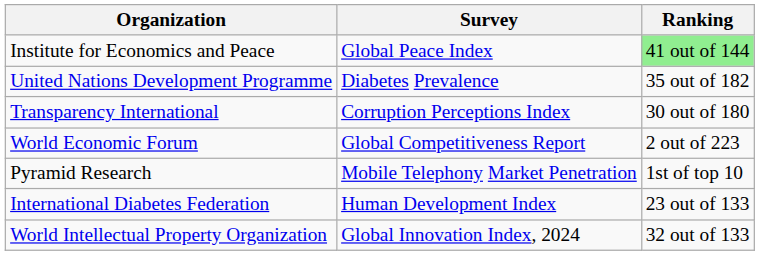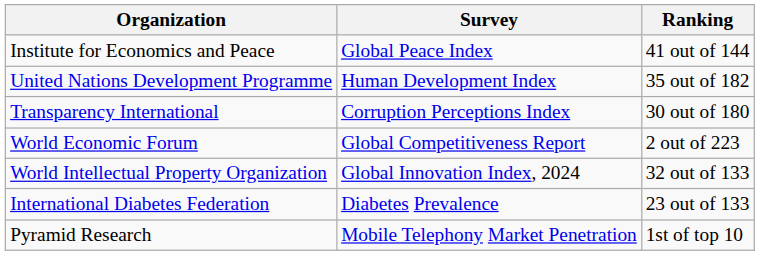(698, 50) lightgreen background -> (698, 50) no background
(420, 81) Diabetes Prevalence -> (449, 81) Human Development Index
rows swapped: (81, 173) <-> (169, 234)
(449, 204) Human Development Index -> (420, 204) Diabetes Prevalence
